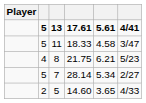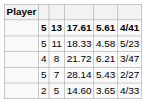(130, 43) 3/47 -> (130, 43) 5/23
(79, 59) 21.75 -> (79, 59) 21.72
(130, 59) 5/23 -> (130, 59) 3/47
(106, 75) 5.34 -> (106, 75) 5.43
